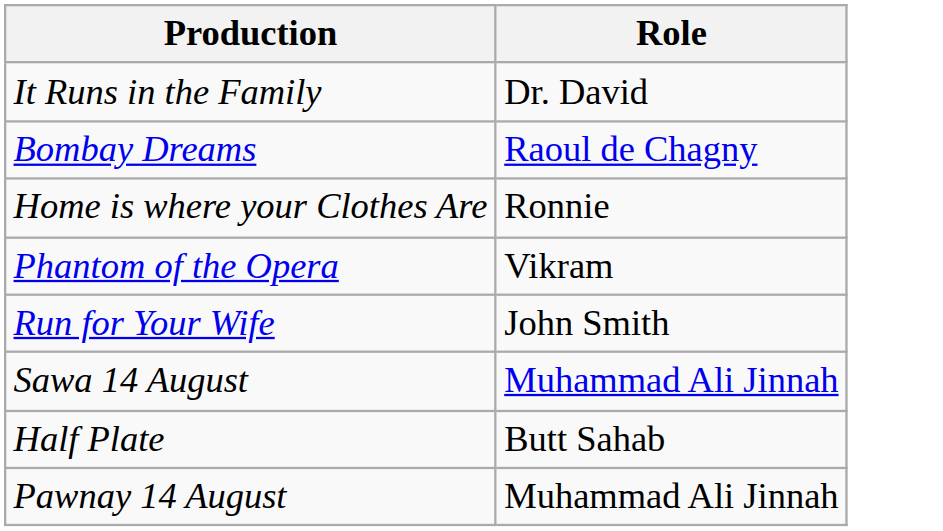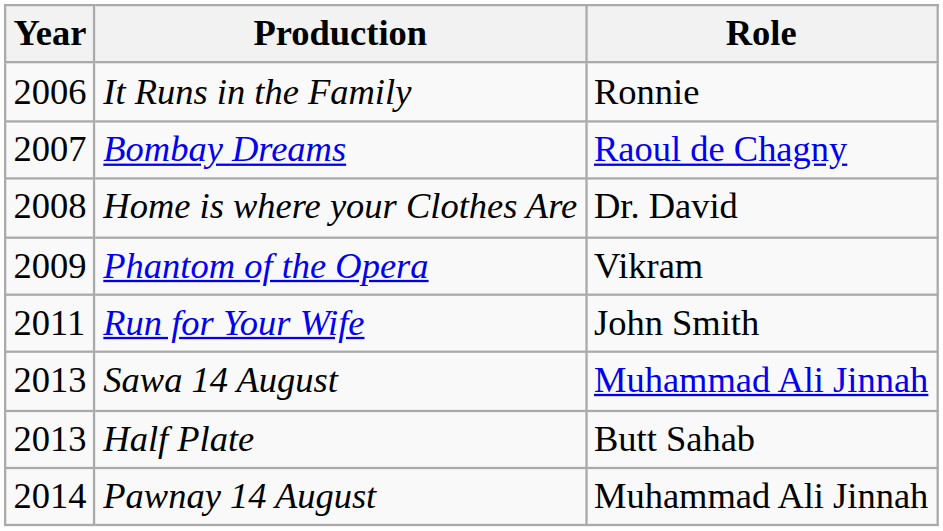+ column: (50, 33)
(576, 91) Dr. David -> (647, 91) Ronnie
(557, 206) Ronnie -> (666, 206) Dr. David
